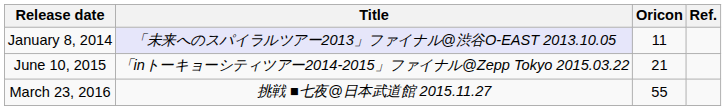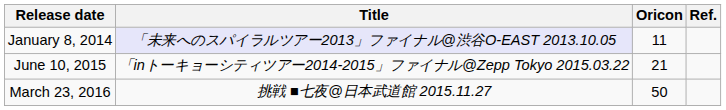(659, 92) 55 -> (659, 92) 50
